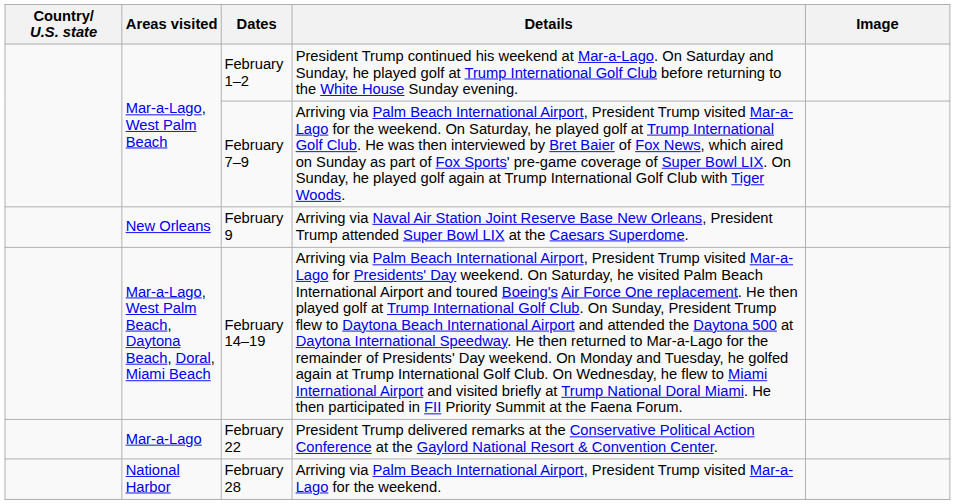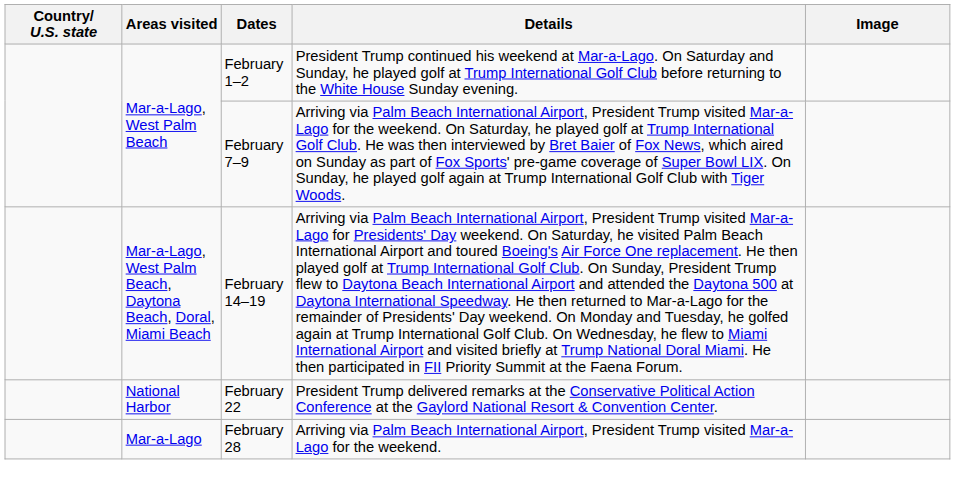- row: (254, 226)
(164, 439) Mar-a-Lago -> (153, 399) National Harbor
(153, 479) National Harbor -> (164, 439) Mar-a-Lago
